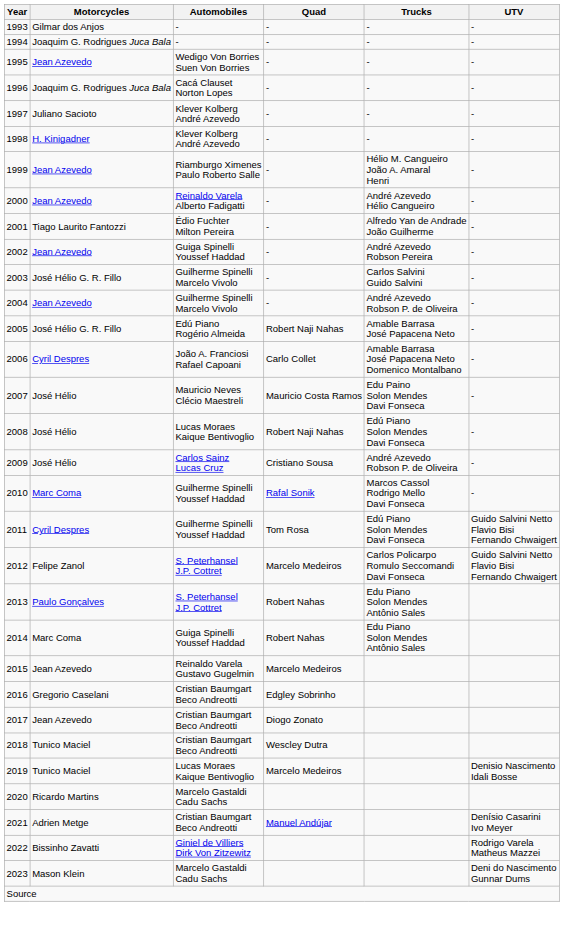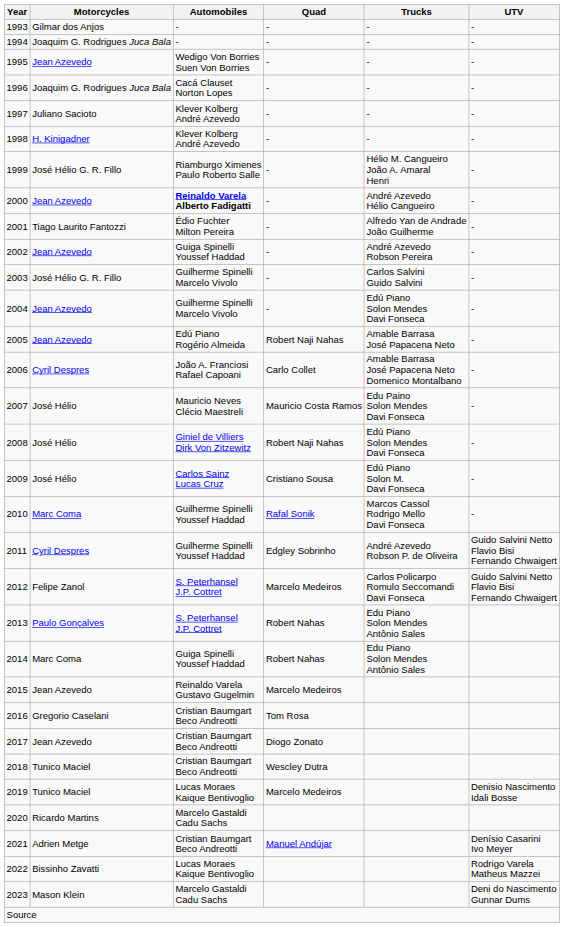(62, 170) Jean Azevedo -> (77, 170) José Hélio G. R. Fillo
(210, 201) normal -> (213, 201) bold
(412, 303) André Azevedo Robson P. de Oliveira -> (397, 309) Edú Piano Solon Mendes Davi Fonseca
(77, 329) José Hélio G. R. Fillo -> (62, 339) Jean Azevedo
(215, 432) Lucas Moraes Kaique Bentivoglio -> (213, 443) Giniel de Villiers Dirk Von Zitzewitz
(412, 463) André Azevedo Robson P. de Oliveira -> (396, 479) Edú Piano Solon M. Davi Fonseca
(287, 530) Tom Rosa -> (301, 551) Edgley Sobrinho
(397, 530) Edú Piano Solon Mendes Davi Fonseca -> (412, 551) André Azevedo Robson P. de Oliveira
(301, 695) Edgley Sobrinho -> (287, 716) Tom Rosa
(213, 848) Giniel de Villiers Dirk Von Zitzewitz -> (215, 869) Lucas Moraes Kaique Bentivoglio
